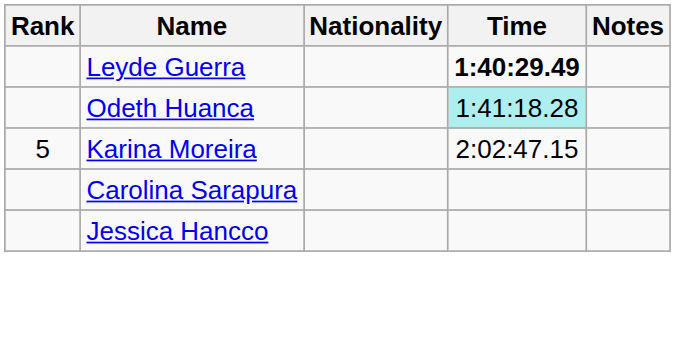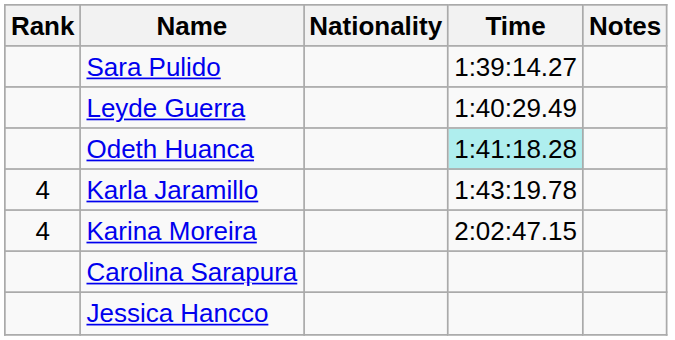+ row: (154, 67)
(517, 67) bold -> (516, 108) normal
+ row: (172, 190)
(43, 149) 5 -> (43, 231) 4
